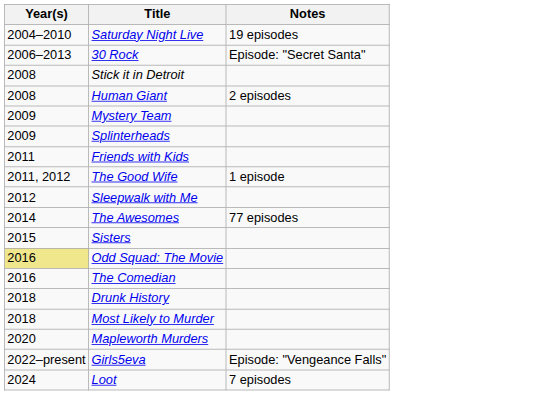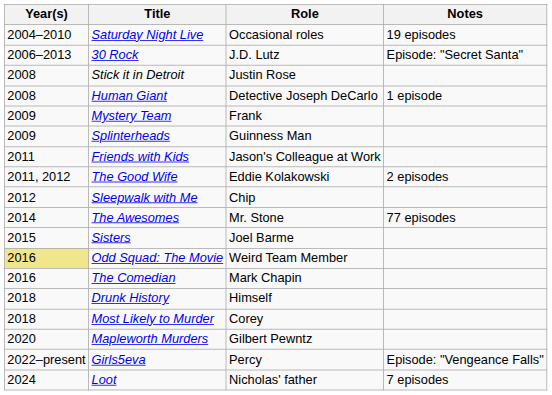+ column: (305, 14)
(260, 95) 2 episodes -> (414, 95) 1 episode
(257, 177) 1 episode -> (418, 177) 2 episodes
